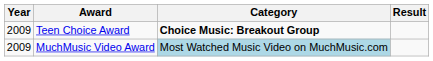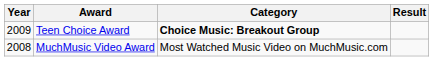(19, 47) 2009 -> (19, 47) 2008
(274, 47) lightblue background -> (274, 47) no background
